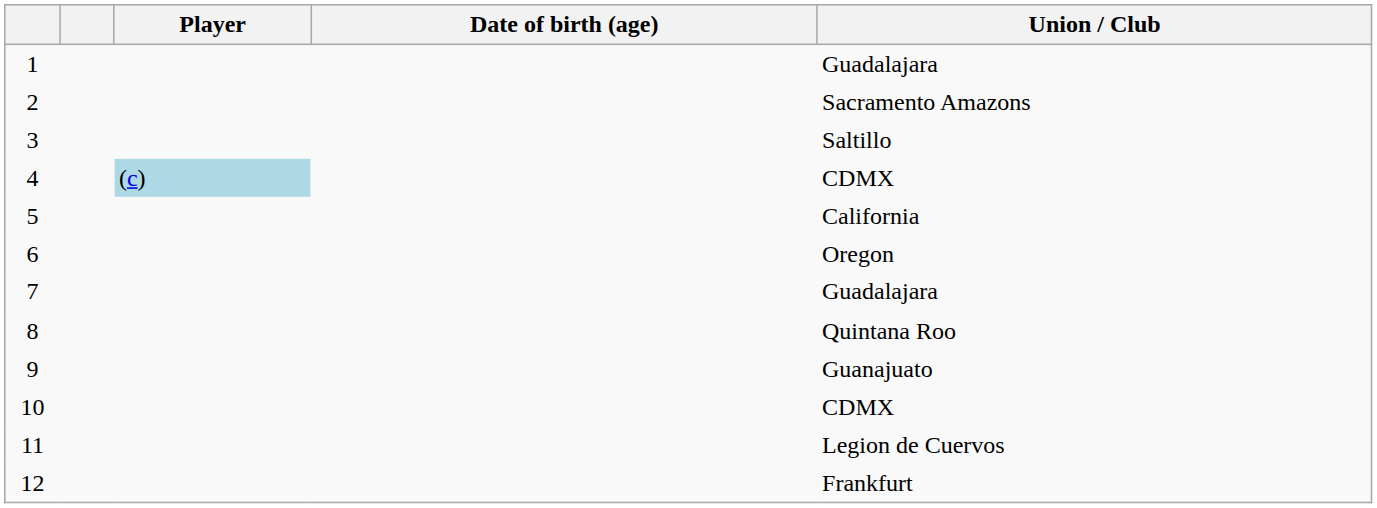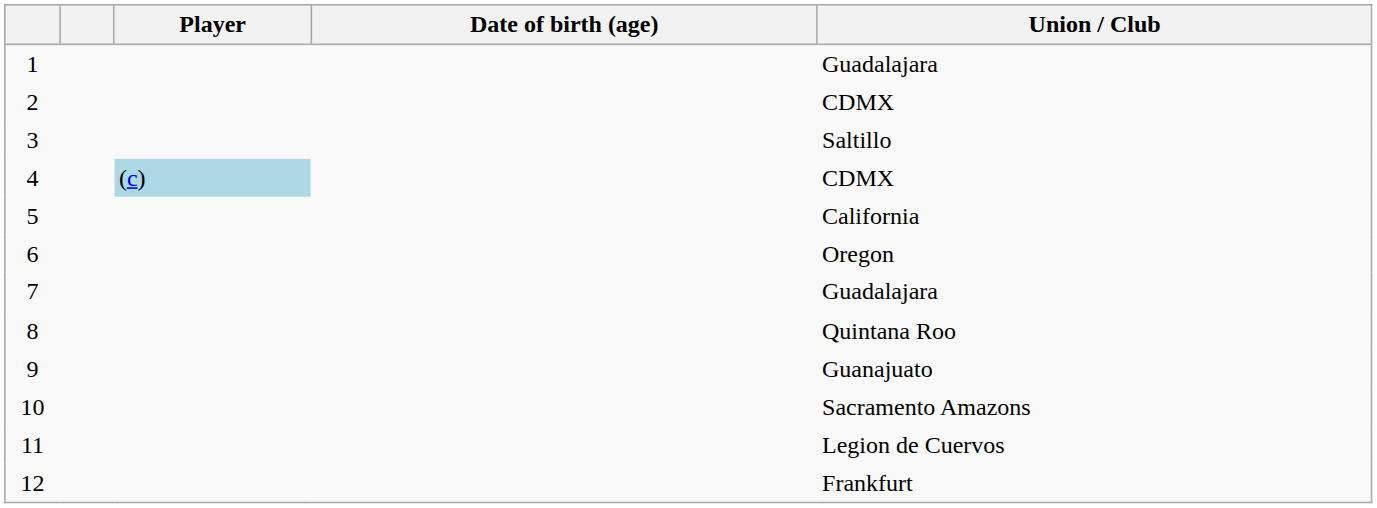(926, 102) Sacramento Amazons -> (858, 102) CDMX
(858, 406) CDMX -> (926, 406) Sacramento Amazons
